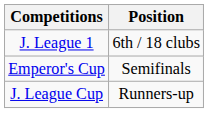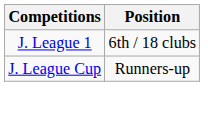- row: (57, 68)
